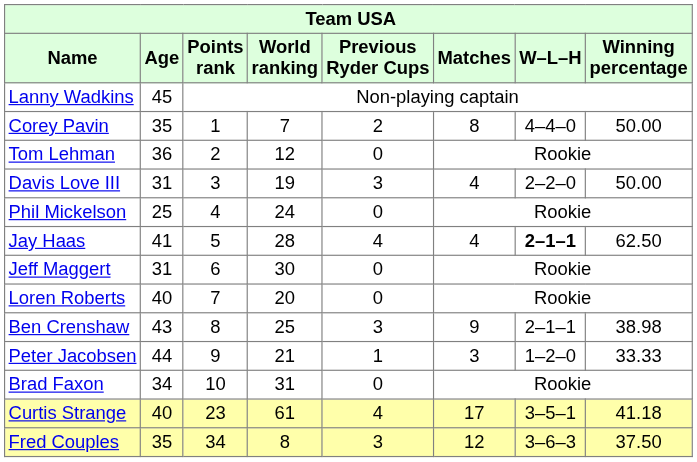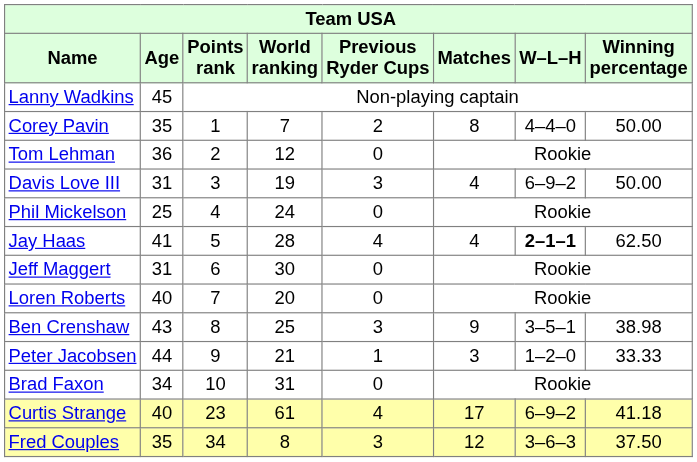(550, 183) 2–2–0 -> (550, 183) 6–9–2
(550, 327) 2–1–1 -> (550, 327) 3–5–1
(550, 413) 3–5–1 -> (550, 413) 6–9–2
